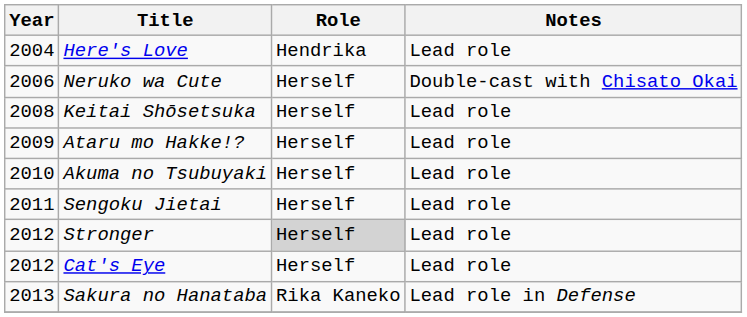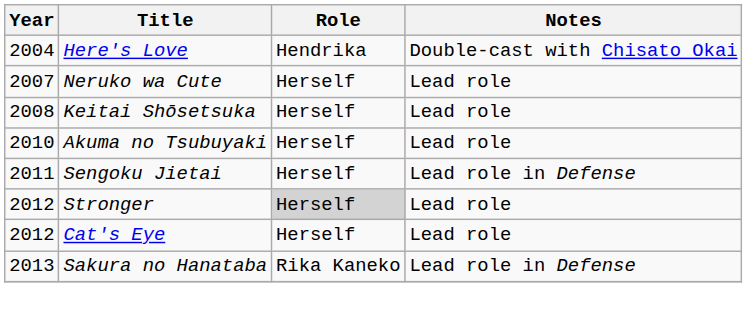(460, 51) Lead role -> (574, 51) Double-cast with Chisato Okai
(32, 82) 2006 -> (32, 82) 2007
(574, 82) Double-cast with Chisato Okai -> (460, 82) Lead role
- row: (154, 143)
(460, 204) Lead role -> (523, 174) Lead role in Defense
